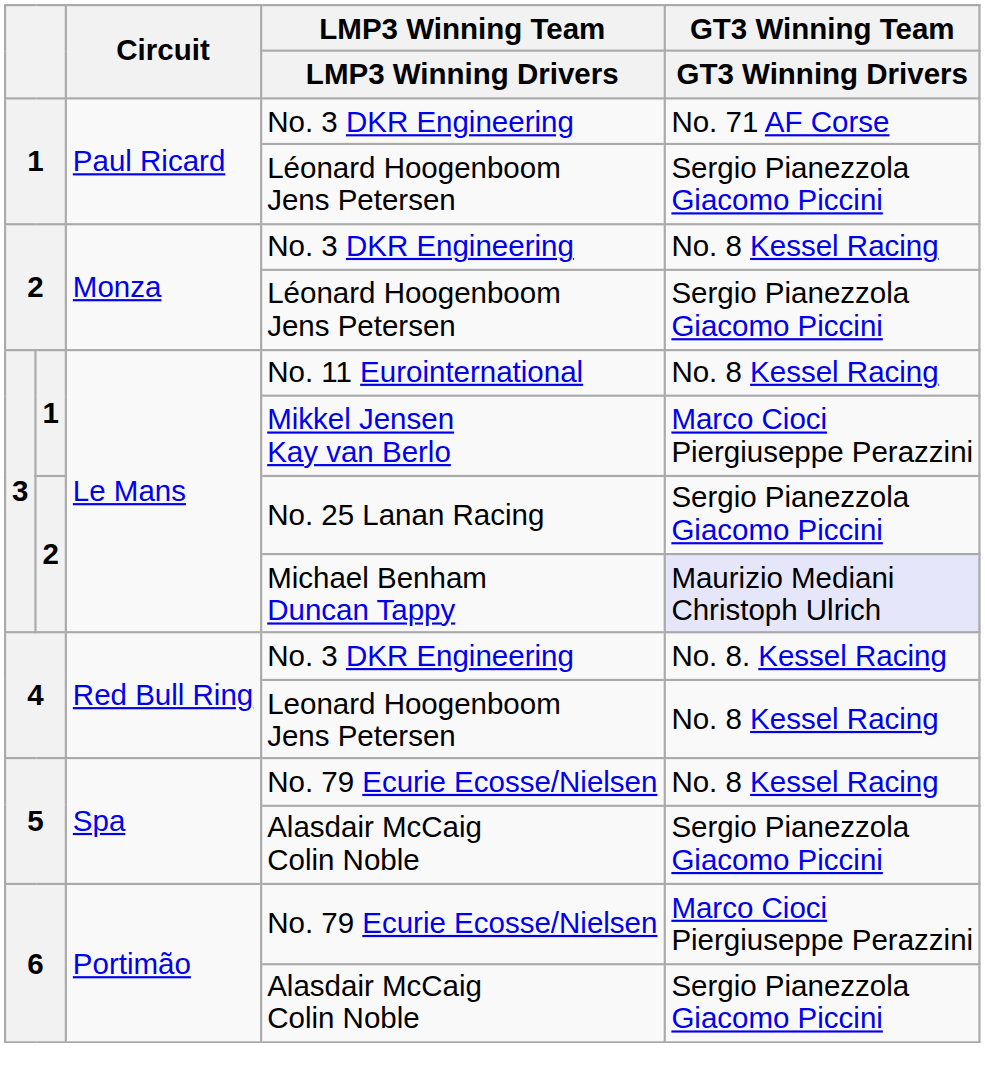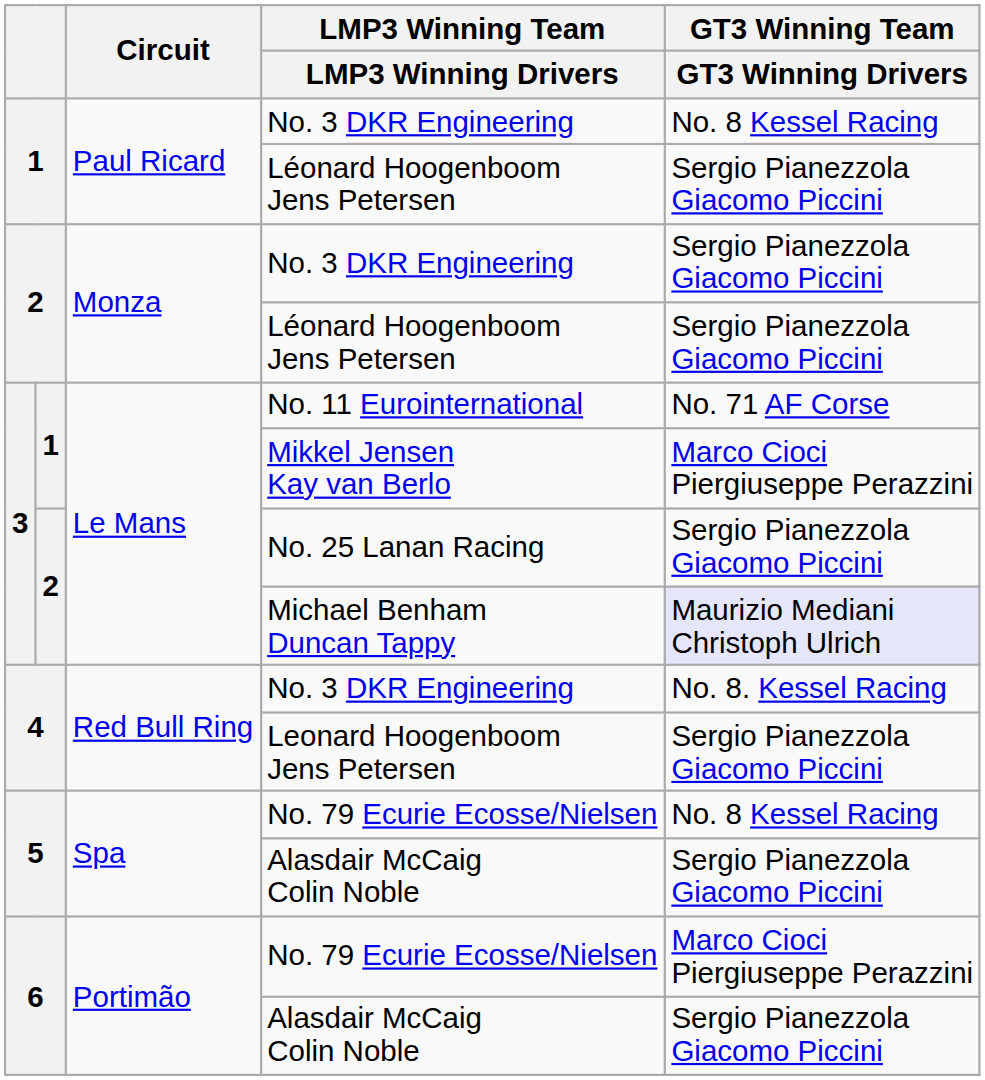(780, 121) No. 71 AF Corse -> (805, 121) No. 8 Kessel Racing
(805, 247) No. 8 Kessel Racing -> (790, 263) Sergio Pianezzola Giacomo Piccini
(805, 372) No. 8 Kessel Racing -> (780, 405) No. 71 AF Corse
(805, 719) No. 8 Kessel Racing -> (790, 751) Sergio Pianezzola Giacomo Piccini
